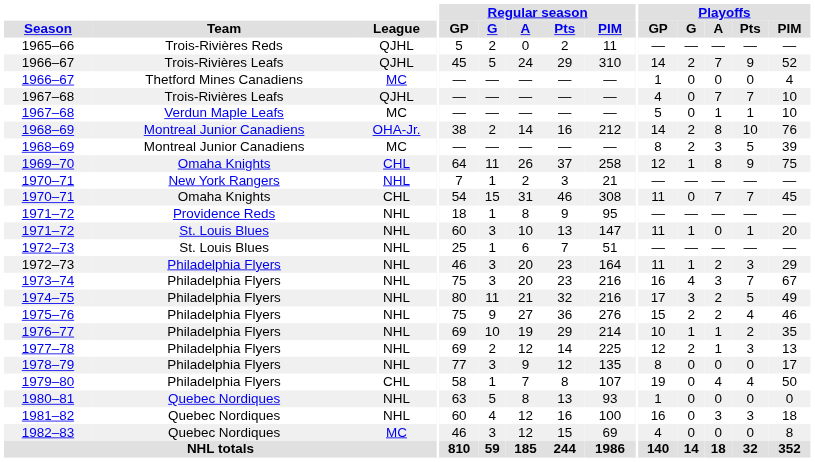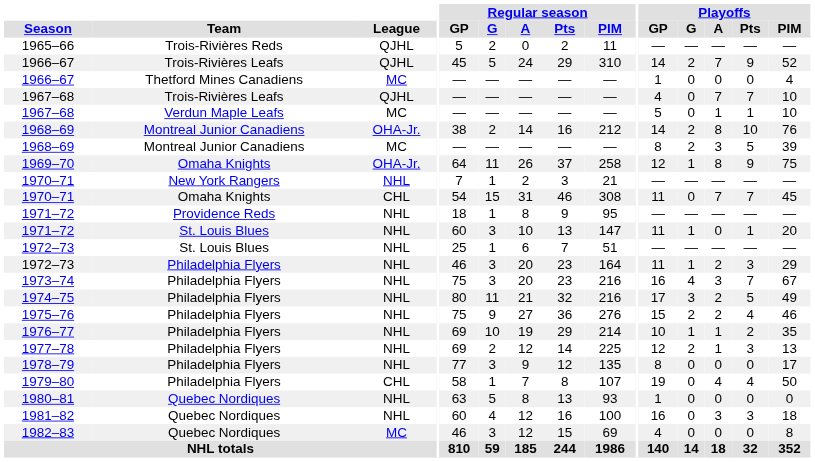(396, 163) CHL -> (396, 163) OHA-Jr.
